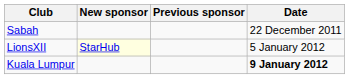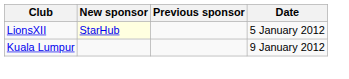- row: (23, 30)
(289, 64) bold -> (287, 47) normal
